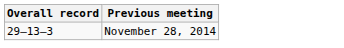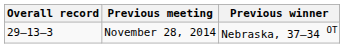+ column: (279, 13)
